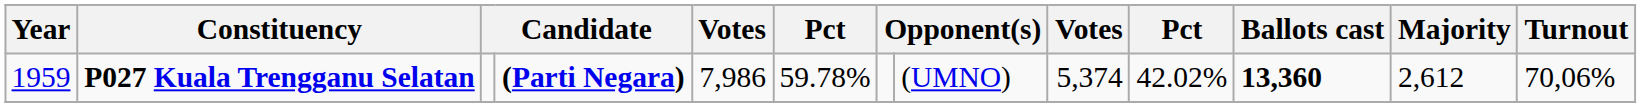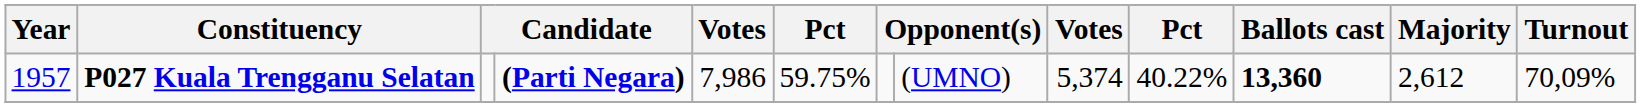(41, 77) 1959 -> (41, 77) 1957
(825, 77) 59.78% -> (825, 77) 59.75%
(1182, 77) 42.02% -> (1182, 77) 40.22%
(1570, 77) 70,06% -> (1570, 77) 70,09%
